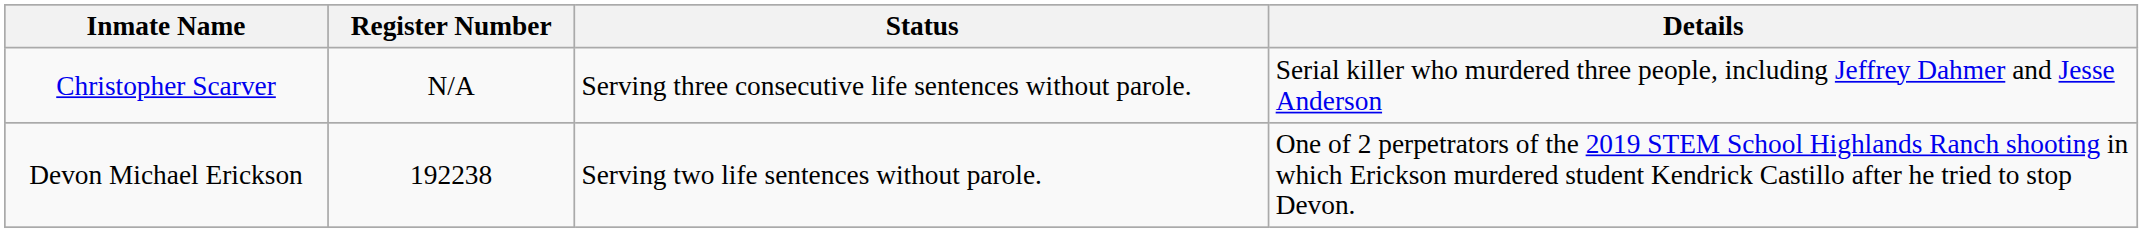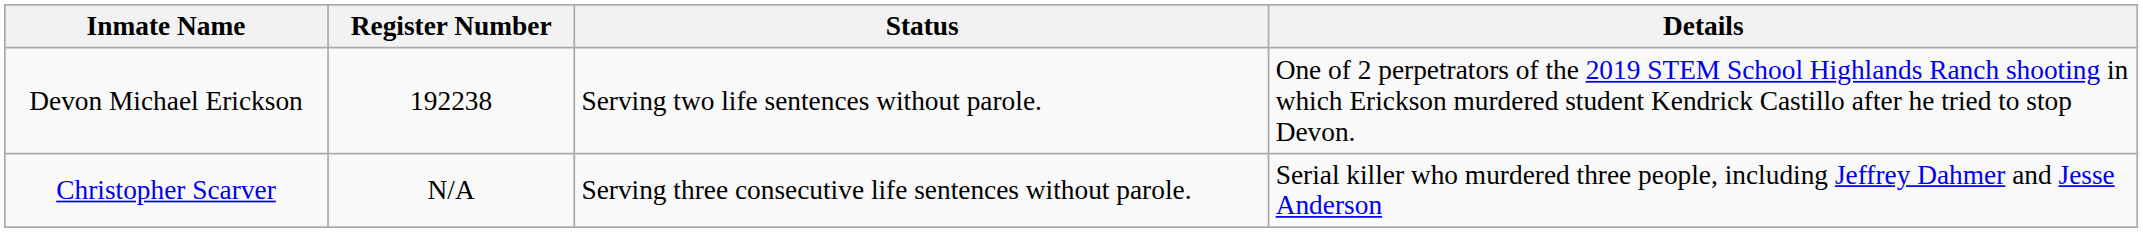rows swapped: (166, 174) <-> (166, 84)
